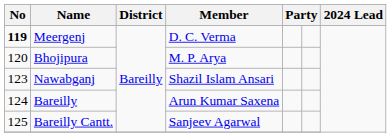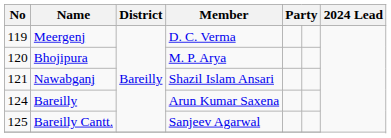(17, 36) bold -> (17, 36) normal
(18, 79) 123 -> (18, 79) 121
